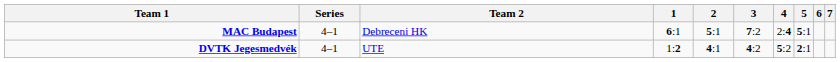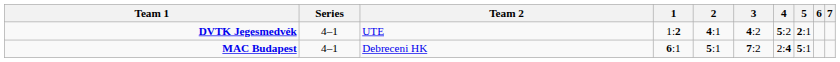rows swapped: (248, 48) <-> (260, 31)
